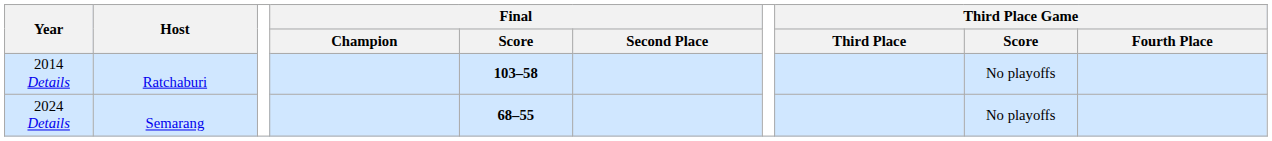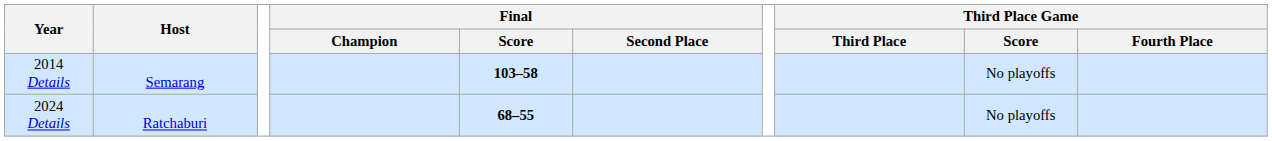(175, 82) Ratchaburi -> (175, 82) Semarang
(175, 124) Semarang -> (175, 124) Ratchaburi
